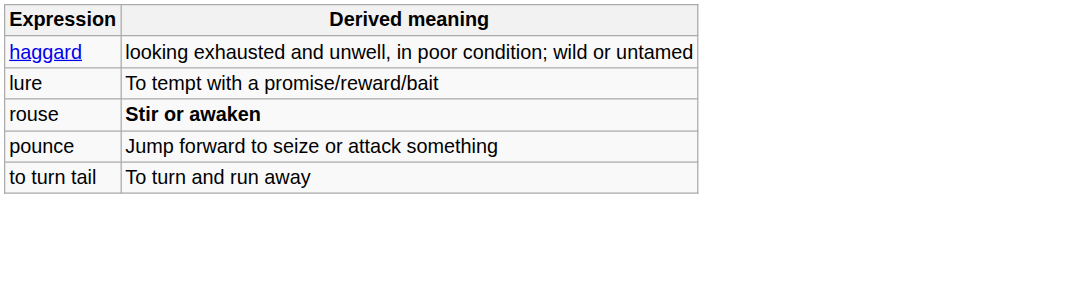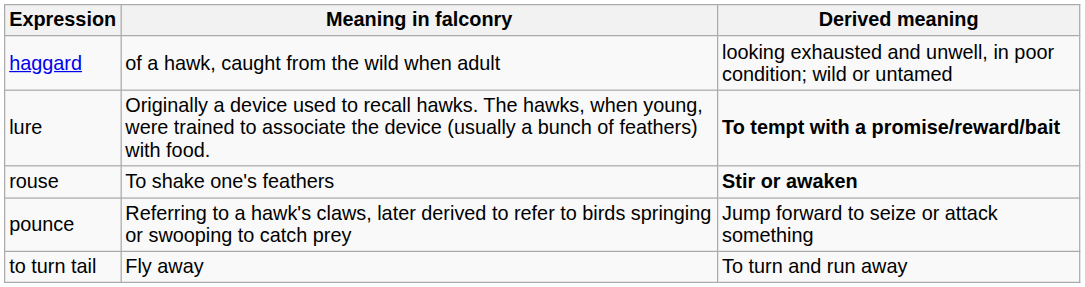+ column: (419, 20)
(282, 83) normal -> (891, 127) bold
